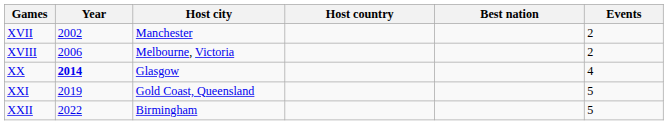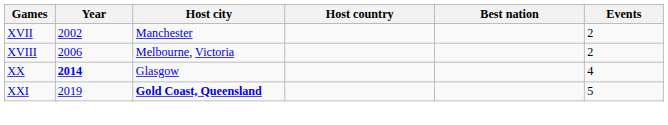(195, 91) normal -> (199, 91) bold
- row: (20, 110)
